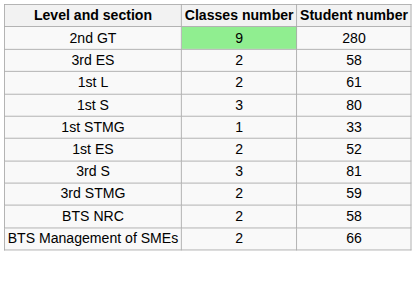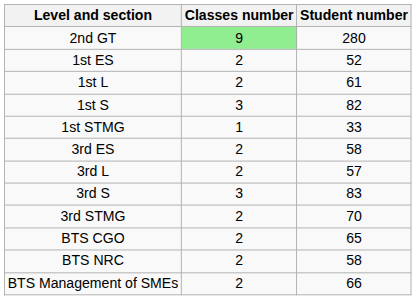rows swapped: (93, 149) <-> (93, 60)
(354, 104) 80 -> (354, 104) 82
+ row: (93, 171)
(354, 171) 81 -> (354, 194) 83
(354, 194) 59 -> (354, 216) 70
+ row: (93, 238)
